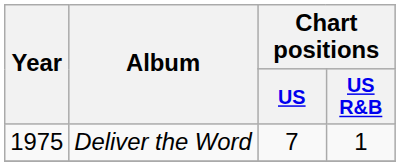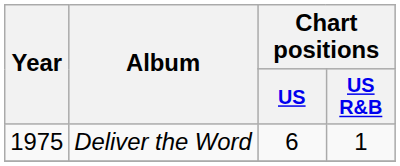(292, 142) 7 -> (292, 142) 6
